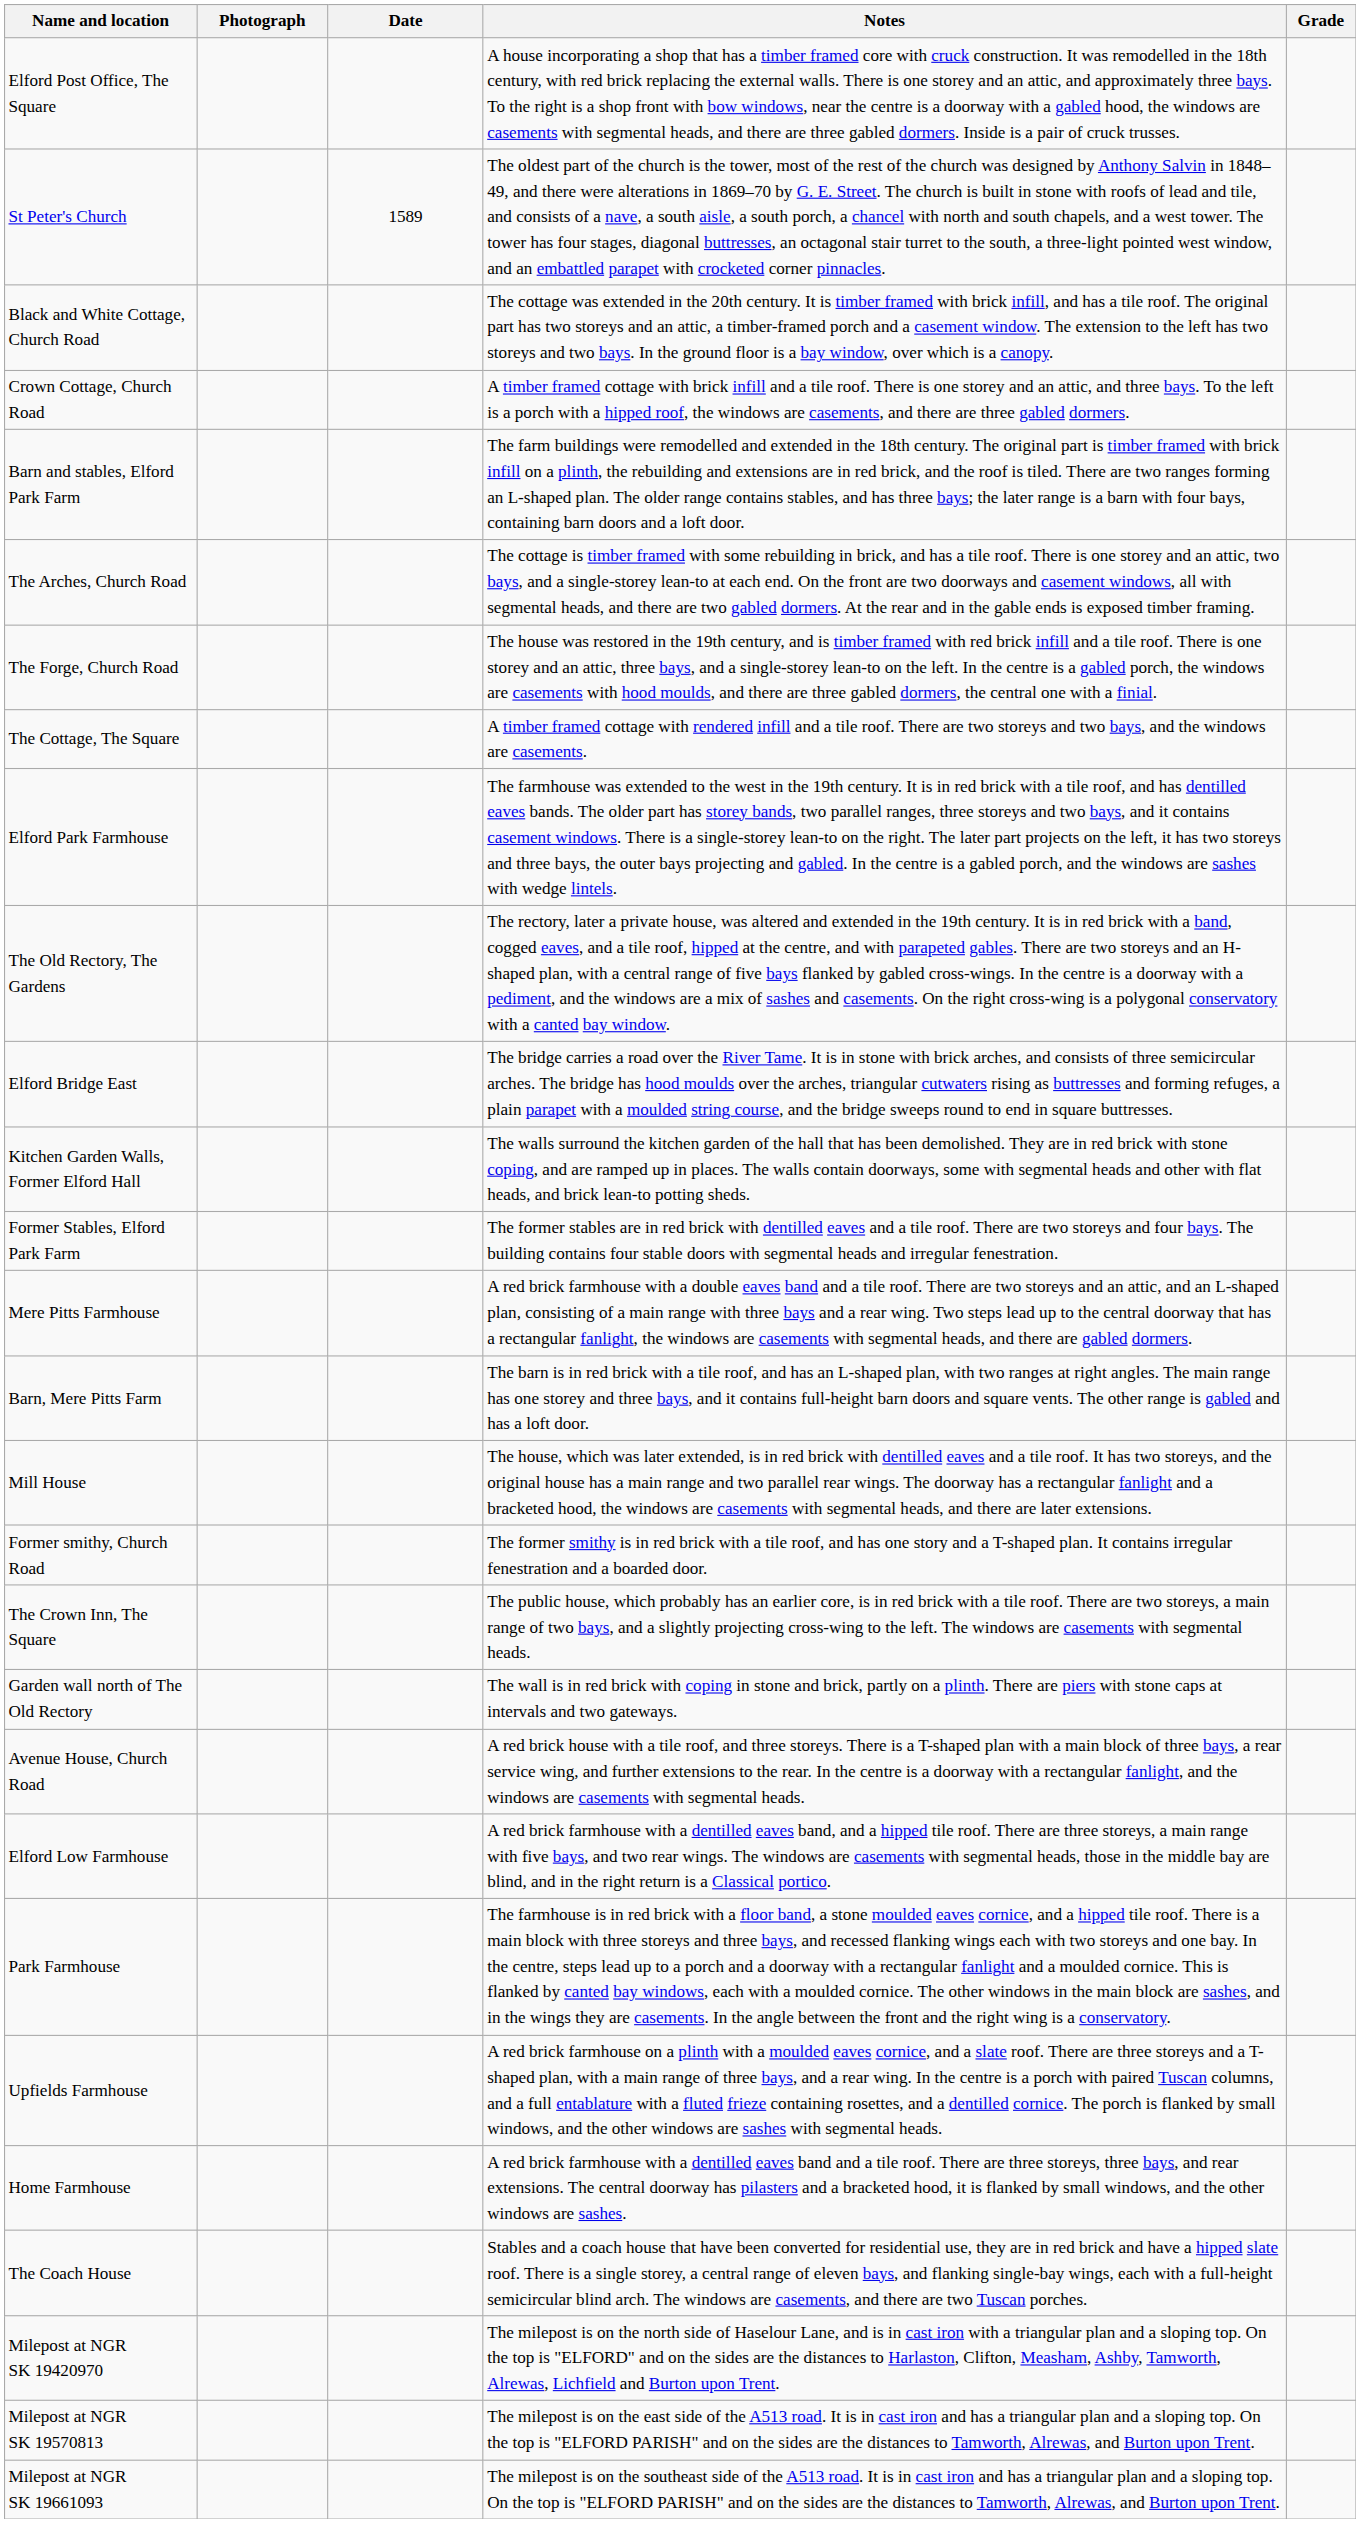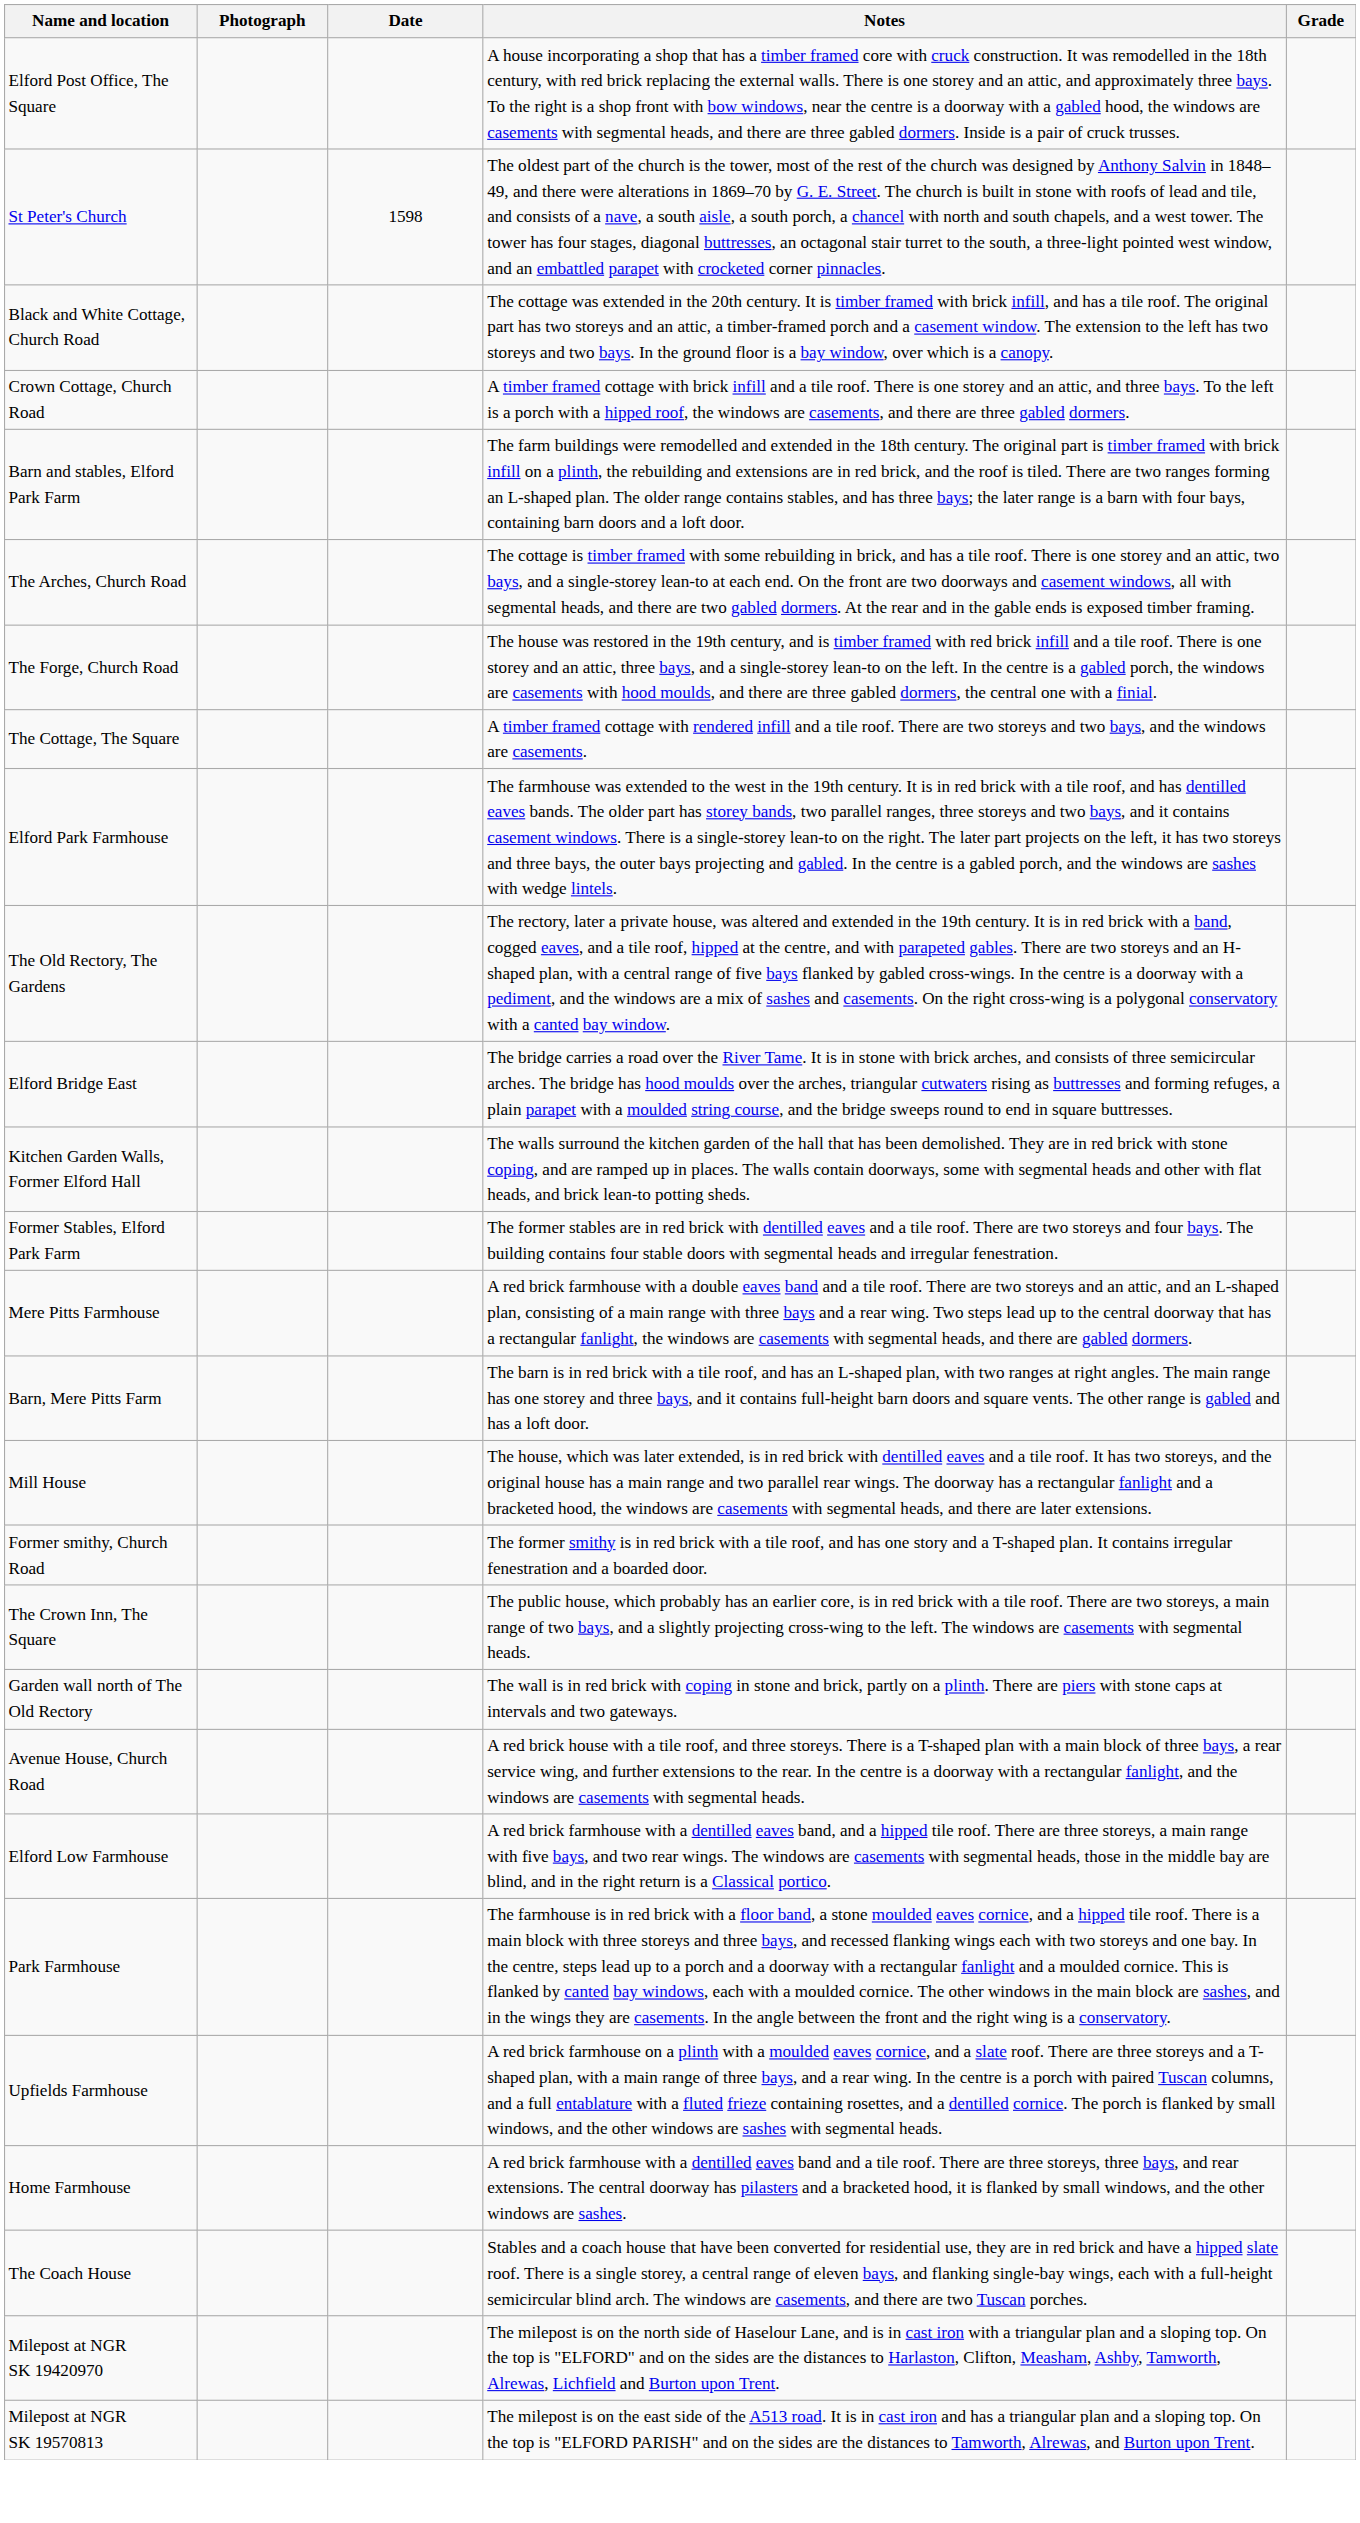(406, 216) 1589 -> (406, 216) 1598
- row: (67, 2489)
